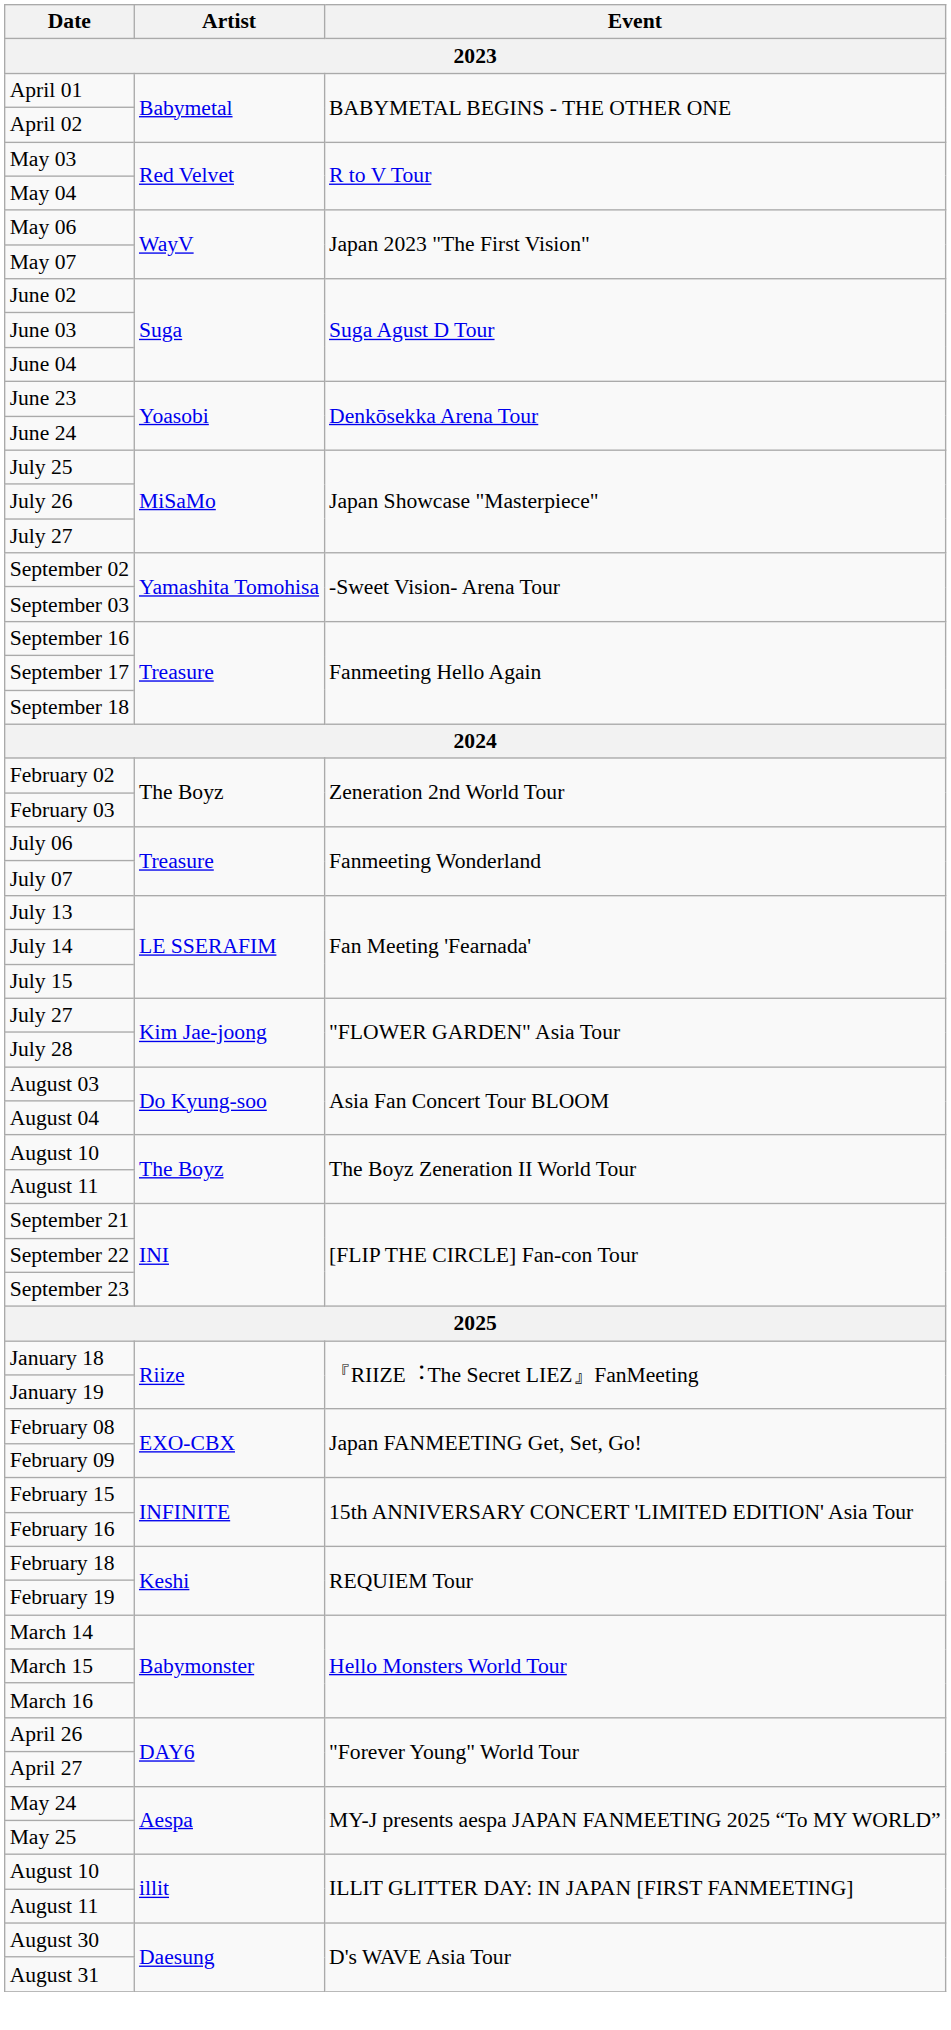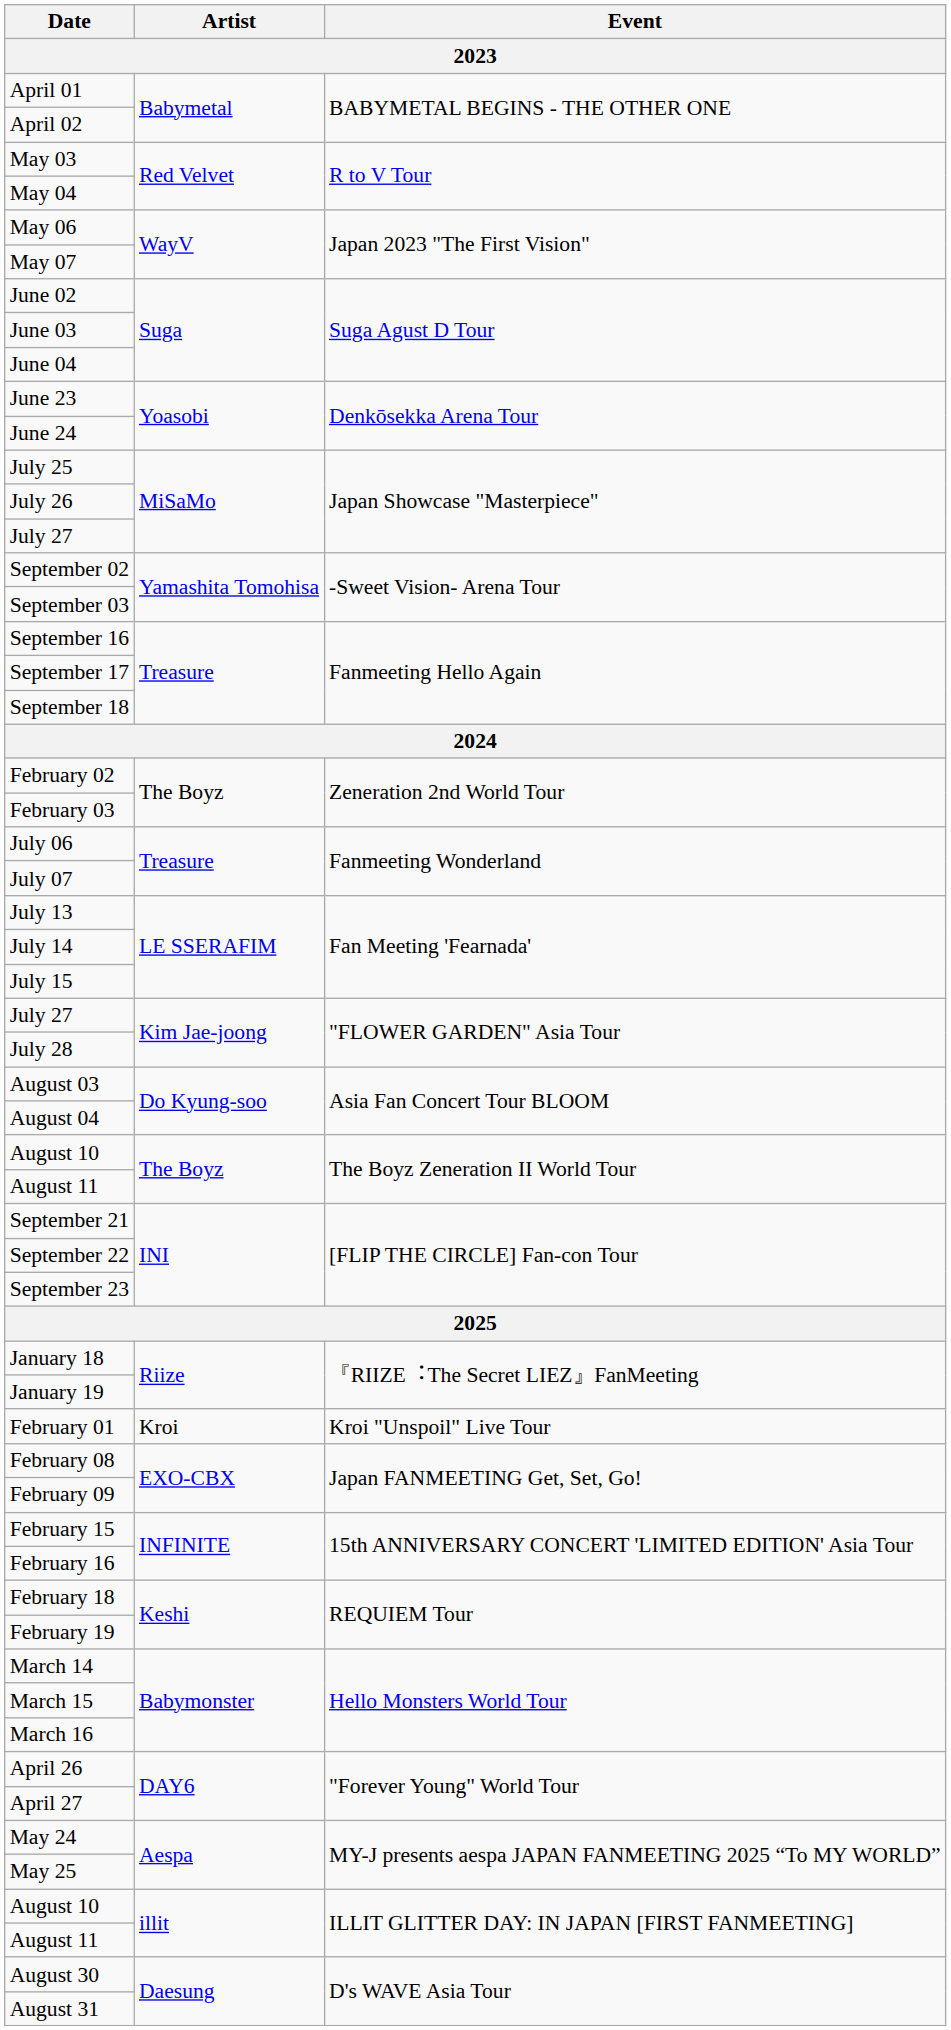+ row: (62, 1426)
